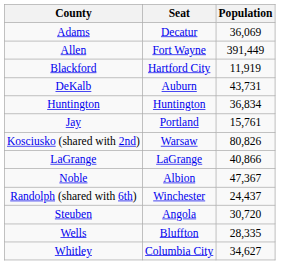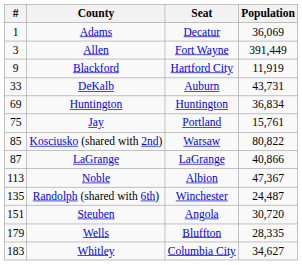+ column: (16, 13)
(245, 141) 80,826 -> (268, 141) 80,822
(245, 196) 24,437 -> (268, 196) 24,487
